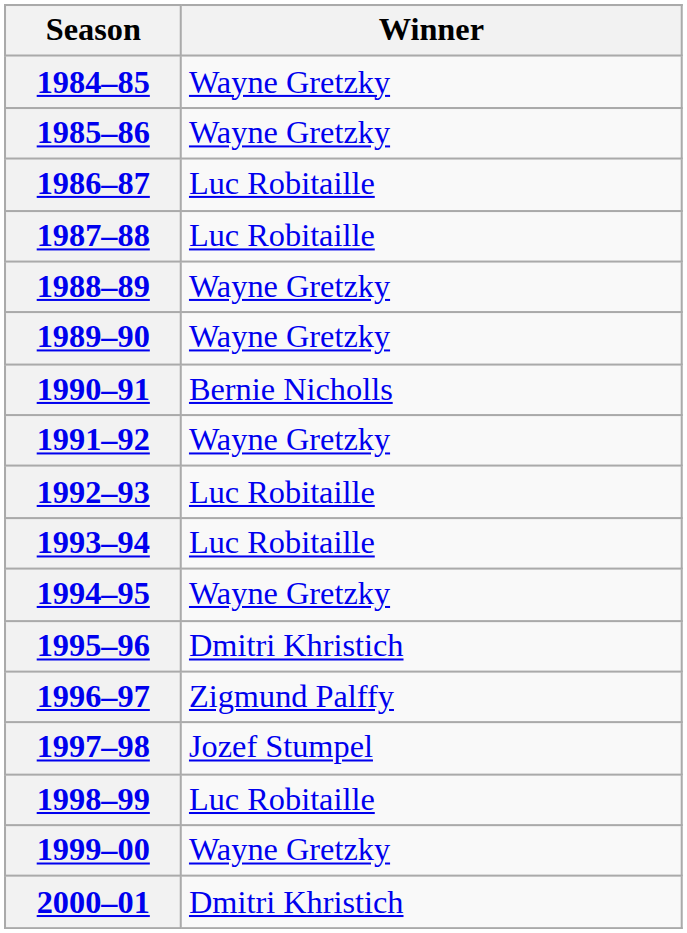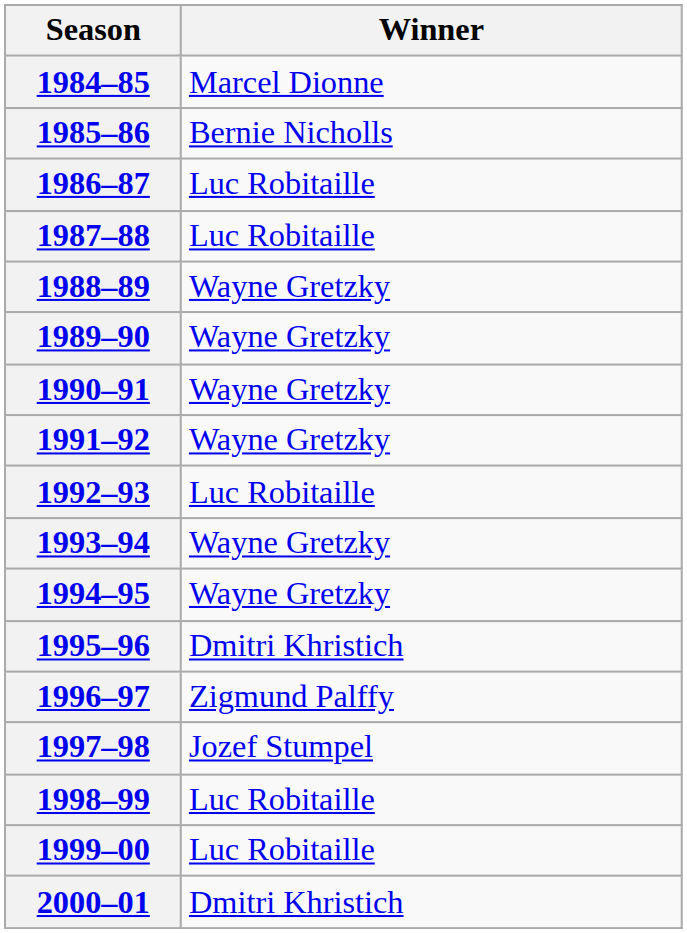(290, 81) Wayne Gretzky -> (286, 81) Marcel Dionne
(290, 132) Wayne Gretzky -> (291, 132) Bernie Nicholls
(291, 388) Bernie Nicholls -> (290, 388) Wayne Gretzky
(282, 542) Luc Robitaille -> (290, 542) Wayne Gretzky
(290, 850) Wayne Gretzky -> (282, 850) Luc Robitaille
